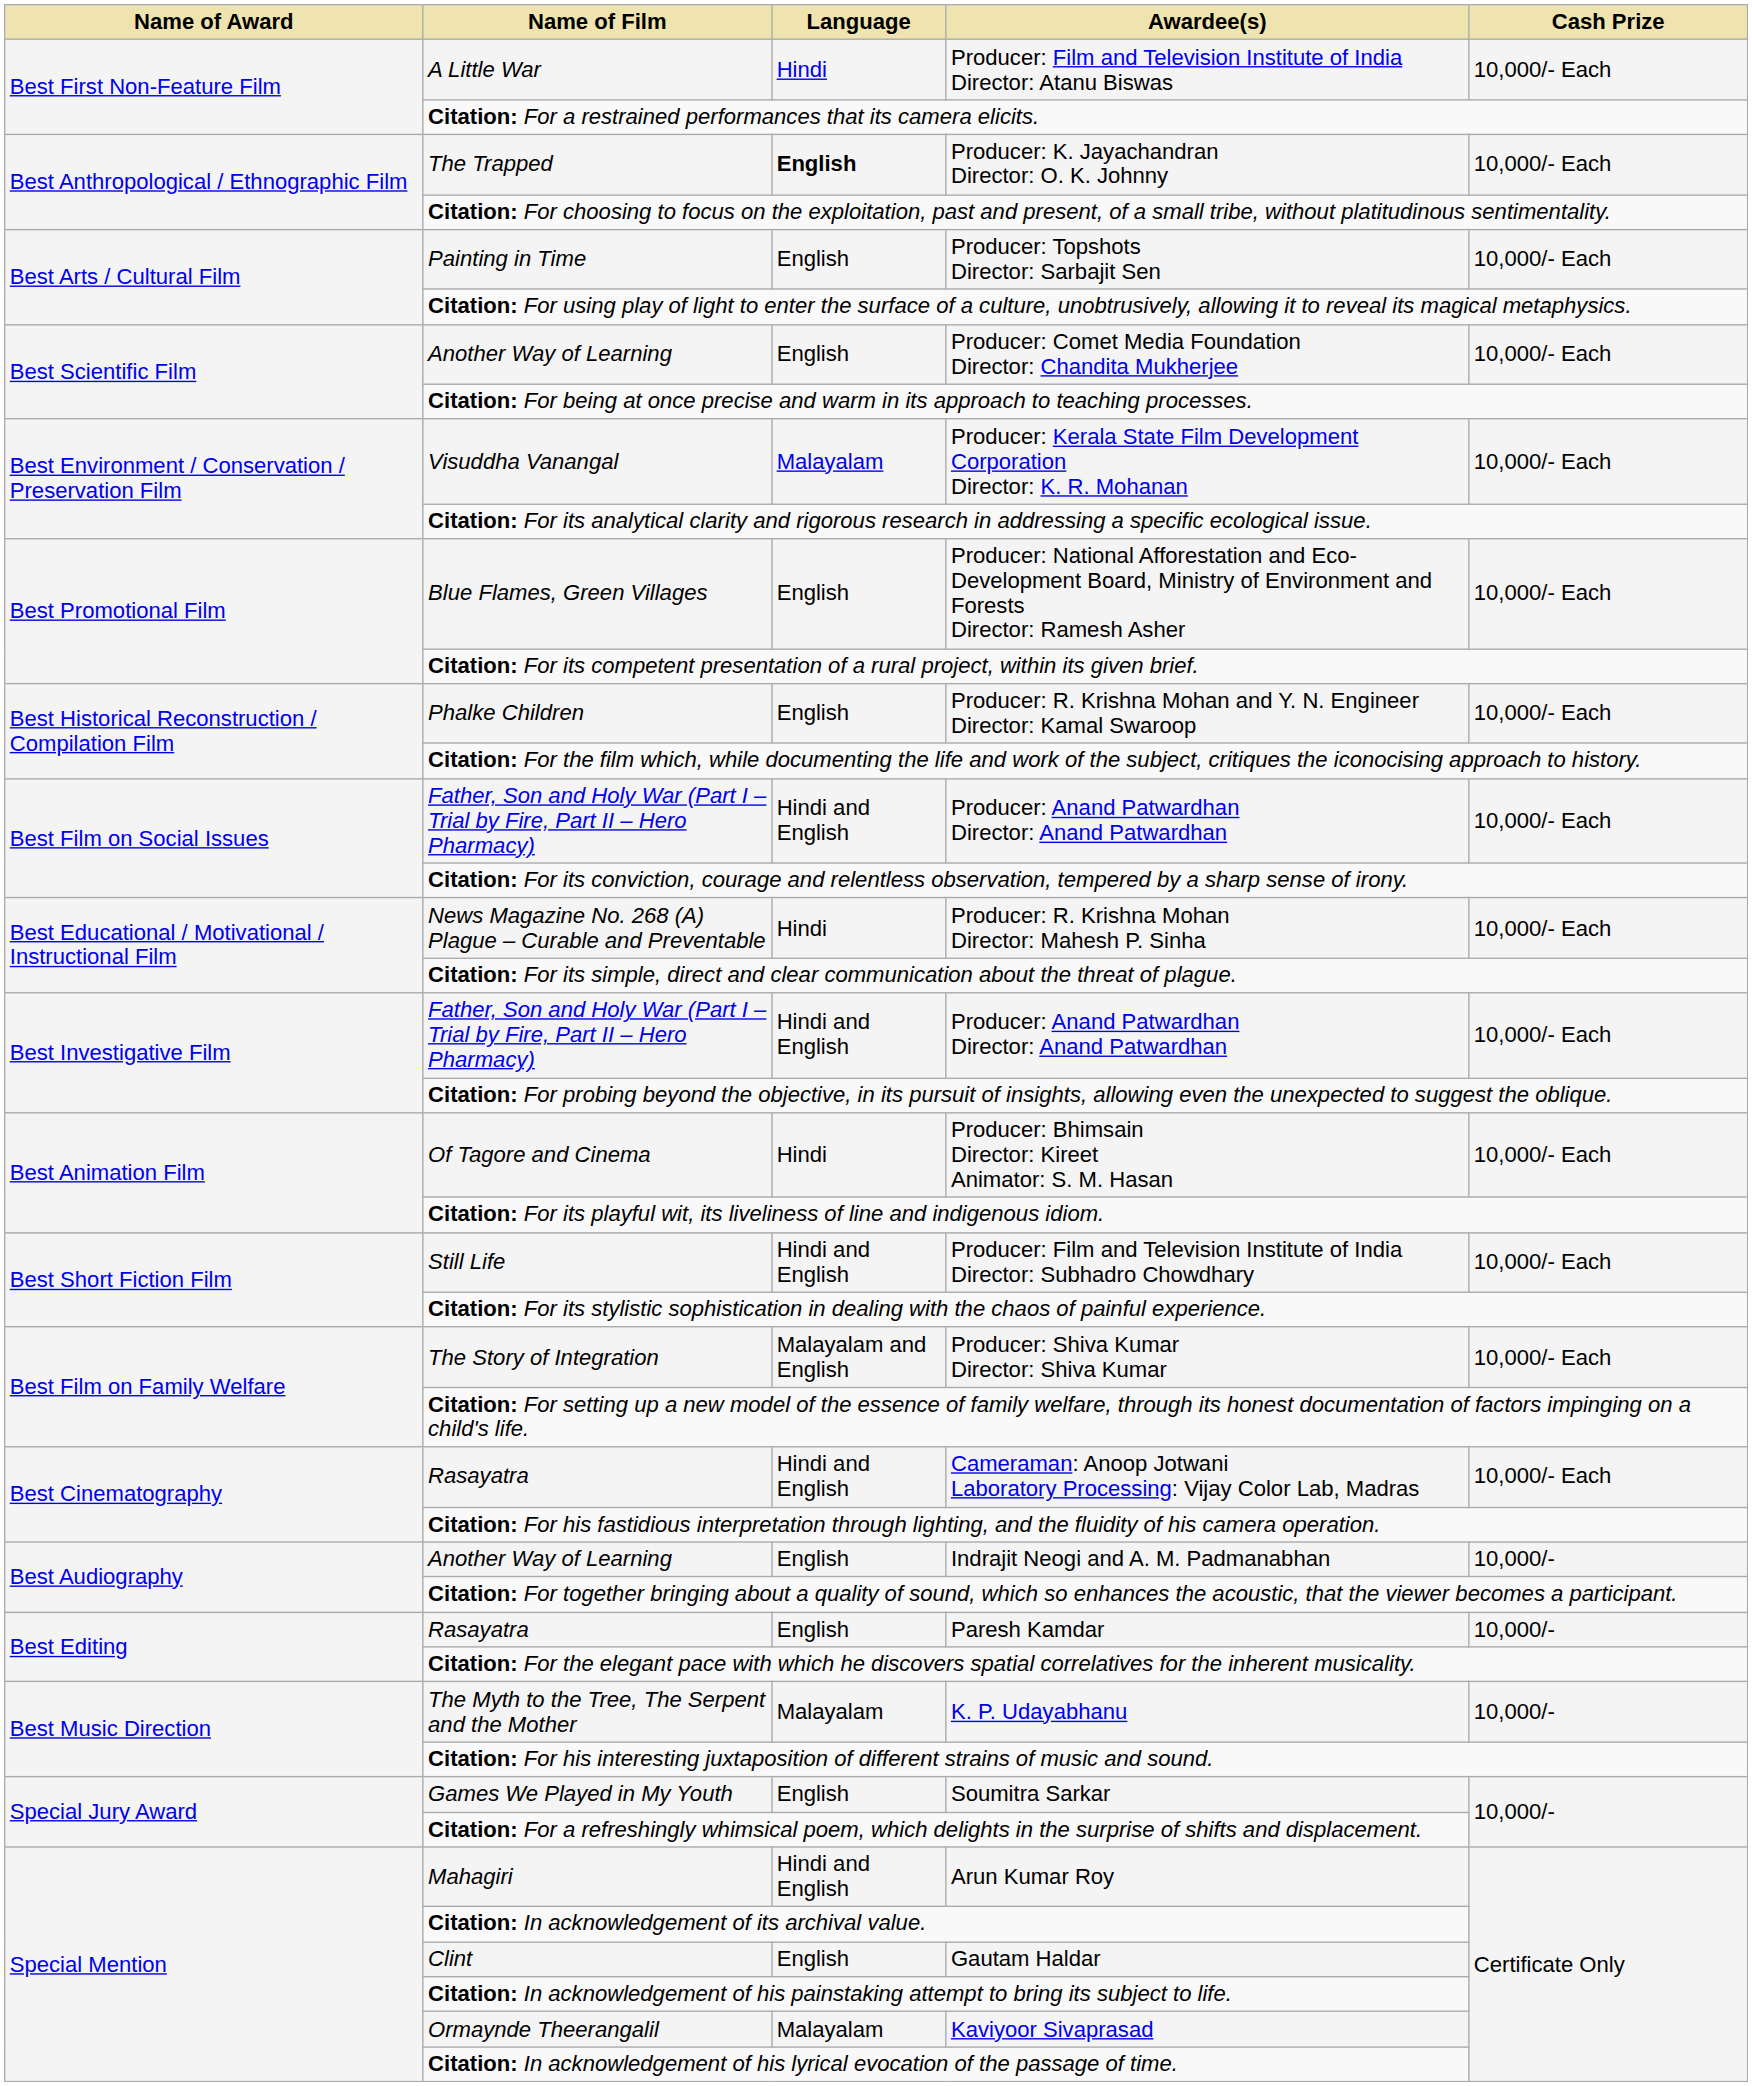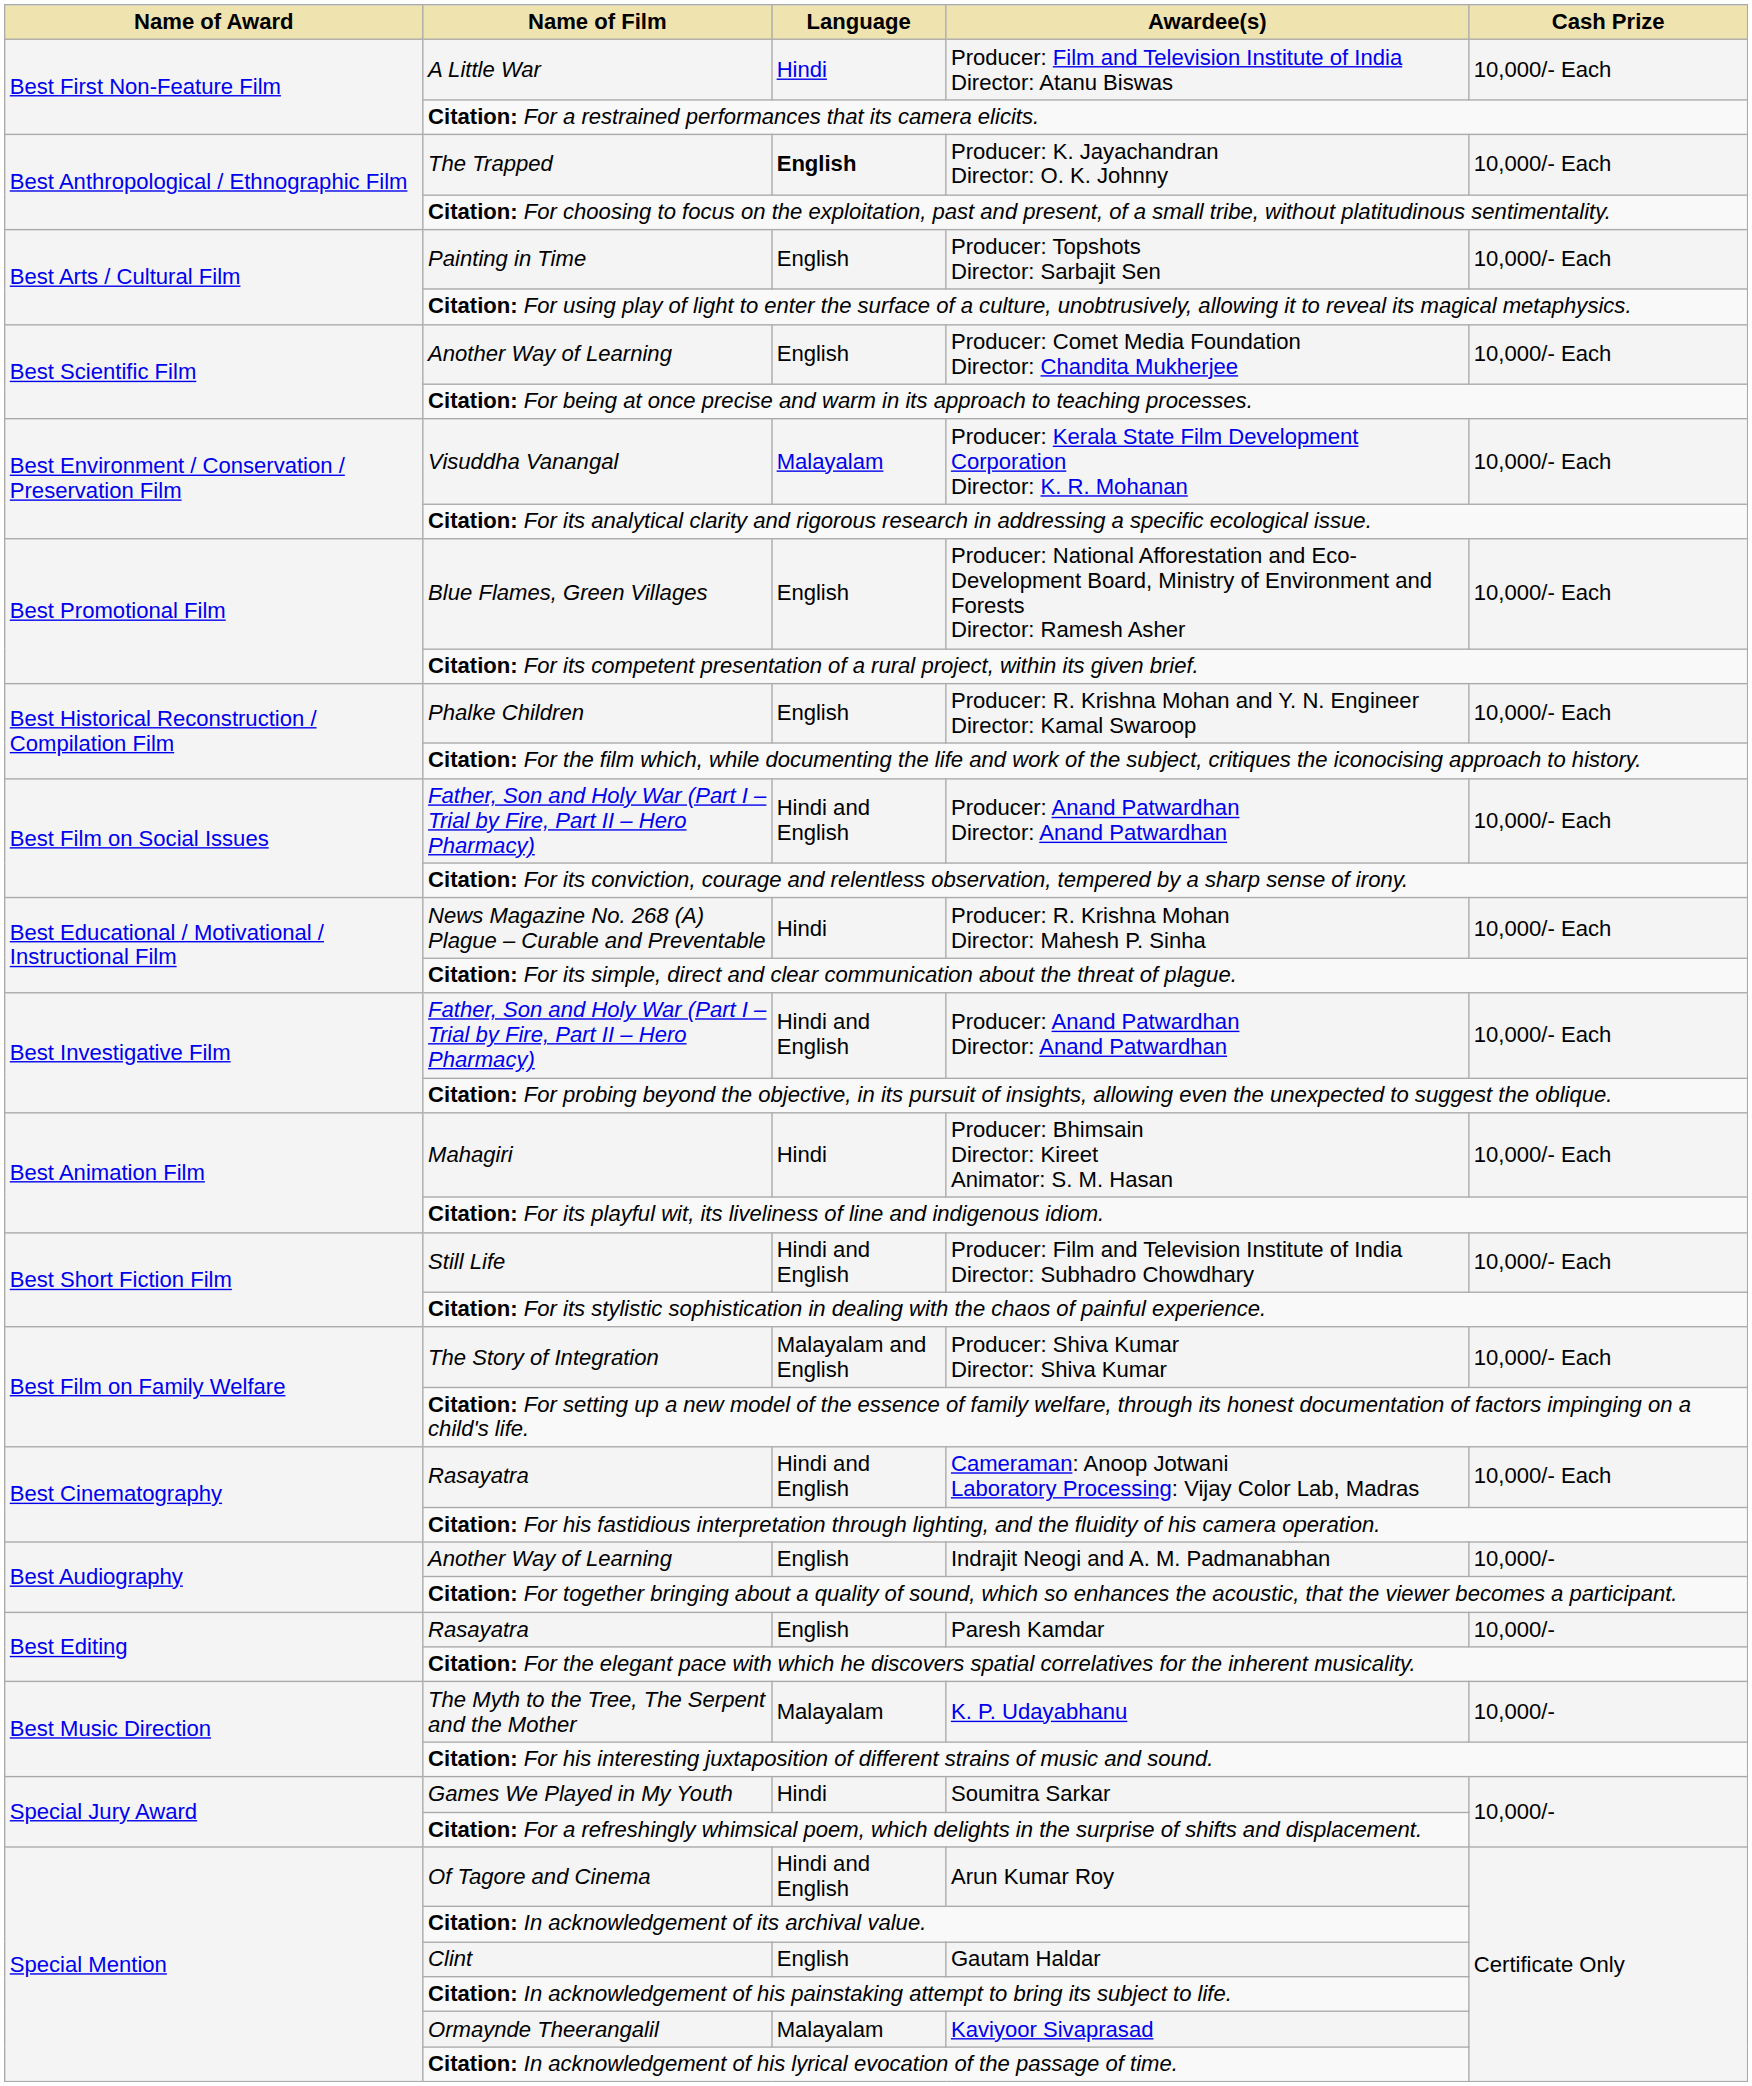(539, 1154) Of Tagore and Cinema -> (470, 1154) Mahagiri
(813, 1794) English -> (802, 1794) Hindi
(470, 1876) Mahagiri -> (539, 1876) Of Tagore and Cinema
